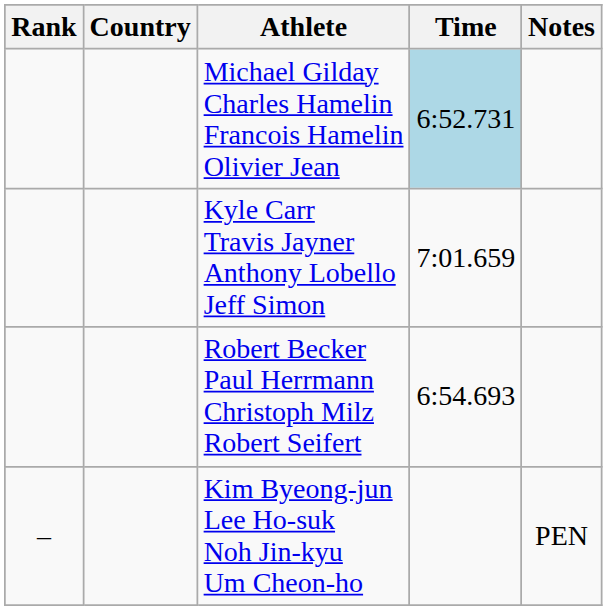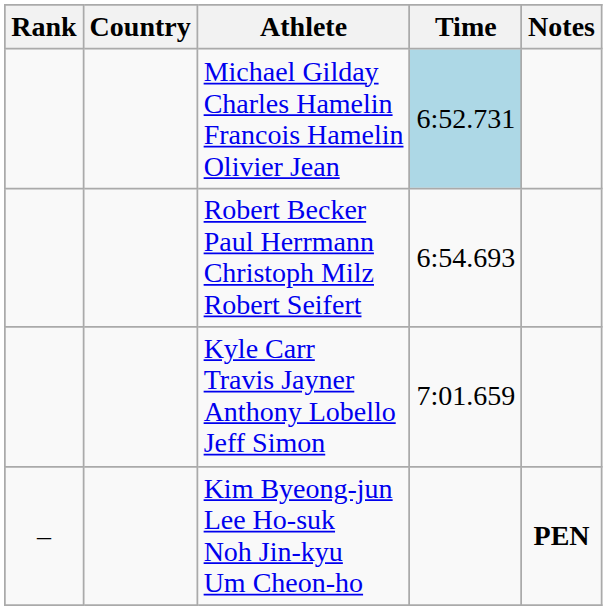rows swapped: (289, 396) <-> (300, 257)
(562, 535) normal -> (562, 535) bold
